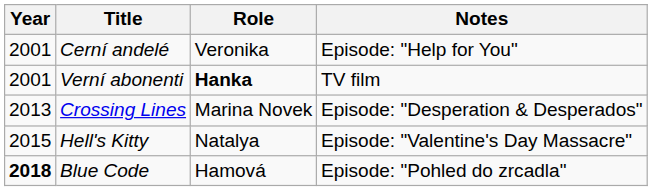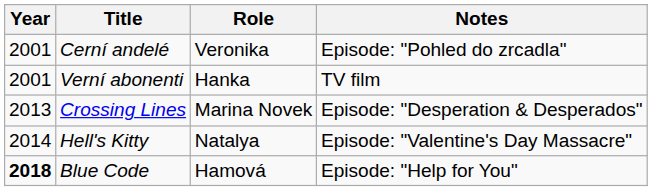(419, 49) Episode: "Help for You" -> (444, 49) Episode: "Pohled do zrcadla"
(223, 79) bold -> (222, 79) normal
(30, 140) 2015 -> (30, 140) 2014
(444, 170) Episode: "Pohled do zrcadla" -> (419, 170) Episode: "Help for You"
